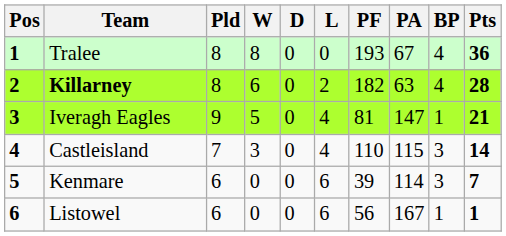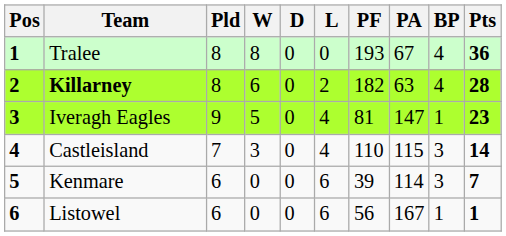(479, 117) 21 -> (479, 117) 23
